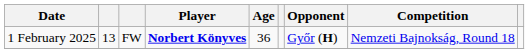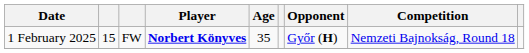(109, 37) 13 -> (109, 37) 15
(264, 37) 36 -> (264, 37) 35
